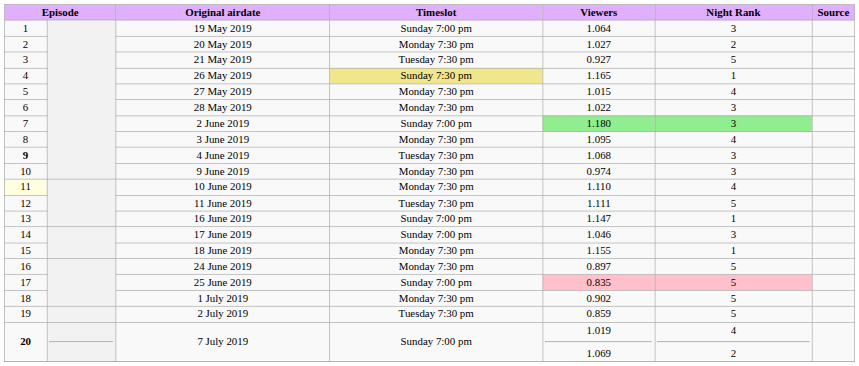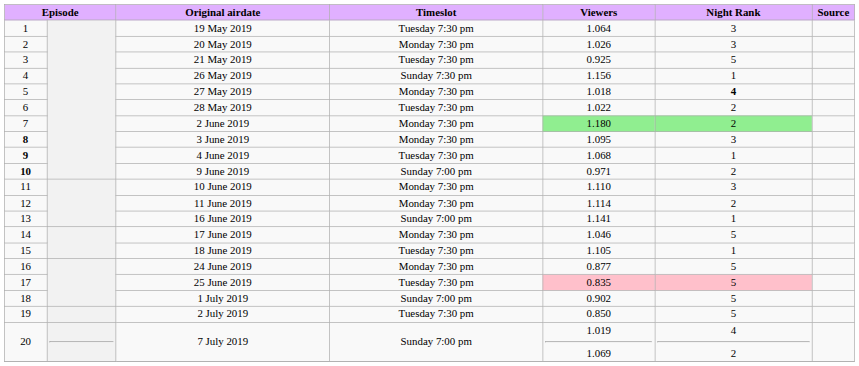(436, 28) Sunday 7:00 pm -> (436, 28) Tuesday 7:30 pm
(599, 44) 1.027 -> (599, 44) 1.026
(733, 44) 2 -> (733, 44) 3
(599, 60) 0.927 -> (599, 60) 0.925
(436, 76) khaki background -> (436, 76) no background
(599, 76) 1.165 -> (599, 76) 1.156
(599, 91) 1.015 -> (599, 91) 1.018
(733, 91) normal -> (733, 91) bold
(436, 107) Monday 7:30 pm -> (436, 107) Tuesday 7:30 pm
(733, 107) 3 -> (733, 107) 2
(436, 123) Sunday 7:00 pm -> (436, 123) Monday 7:30 pm
(733, 123) 3 -> (733, 123) 2
(26, 139) normal -> (26, 139) bold
(733, 139) 4 -> (733, 139) 3
(733, 155) 3 -> (733, 155) 1
(26, 171) normal -> (26, 171) bold
(436, 171) Monday 7:30 pm -> (436, 171) Sunday 7:00 pm
(599, 171) 0.974 -> (599, 171) 0.971
(733, 171) 3 -> (733, 171) 2
(26, 187) lightyellow background -> (26, 187) no background
(733, 187) 4 -> (733, 187) 3
(436, 203) Tuesday 7:30 pm -> (436, 203) Monday 7:30 pm
(599, 203) 1.111 -> (599, 203) 1.114
(733, 203) 5 -> (733, 203) 2
(599, 219) 1.147 -> (599, 219) 1.141
(436, 234) Sunday 7:00 pm -> (436, 234) Monday 7:30 pm
(733, 234) 3 -> (733, 234) 5
(436, 250) Monday 7:30 pm -> (436, 250) Tuesday 7:30 pm
(599, 250) 1.155 -> (599, 250) 1.105
(599, 266) 0.897 -> (599, 266) 0.877
(436, 282) Sunday 7:00 pm -> (436, 282) Tuesday 7:30 pm
(436, 298) Monday 7:30 pm -> (436, 298) Sunday 7:00 pm
(599, 314) 0.859 -> (599, 314) 0.850
(26, 341) bold -> (26, 341) normal
